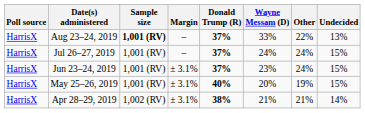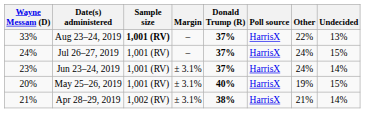columns swapped: (26, 22) <-> (267, 17)
(339, 69) 15% -> (339, 69) 14%
